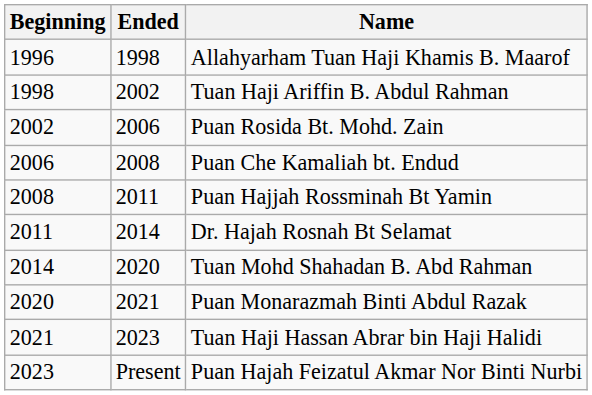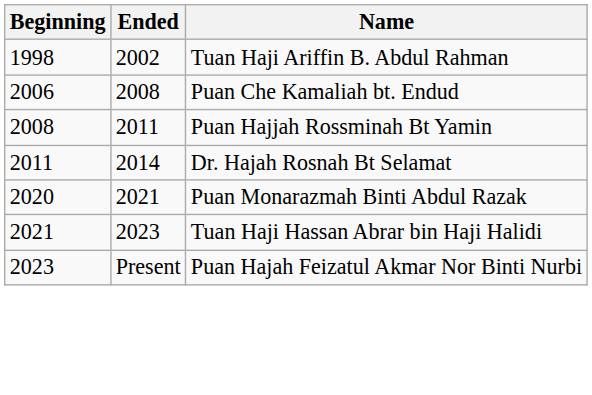- row: (380, 57)
- row: (317, 127)
- row: (362, 267)
